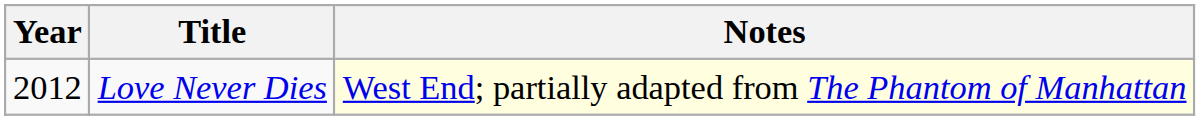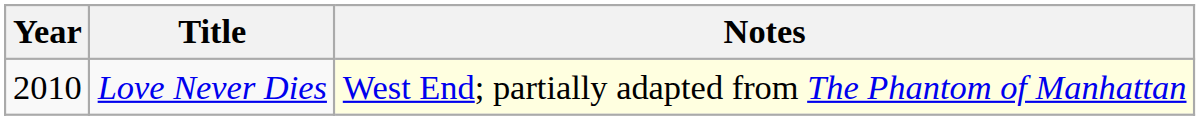(47, 86) 2012 -> (47, 86) 2010
